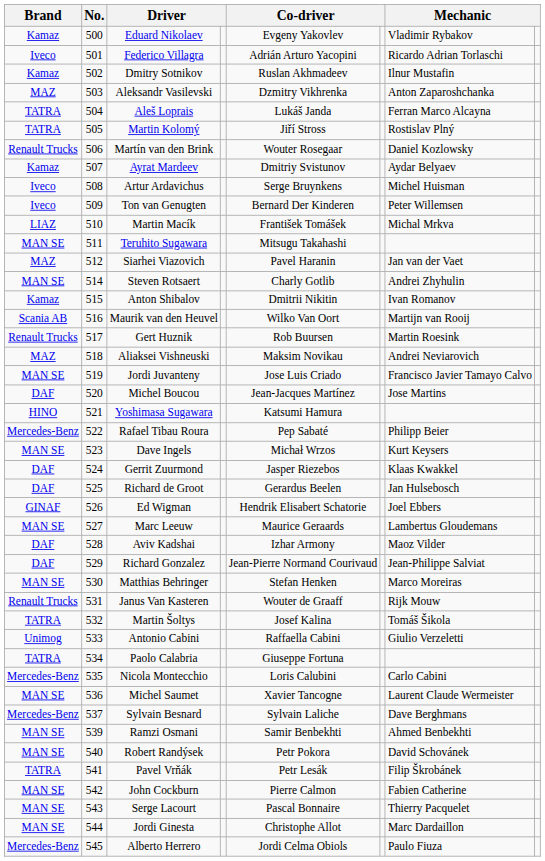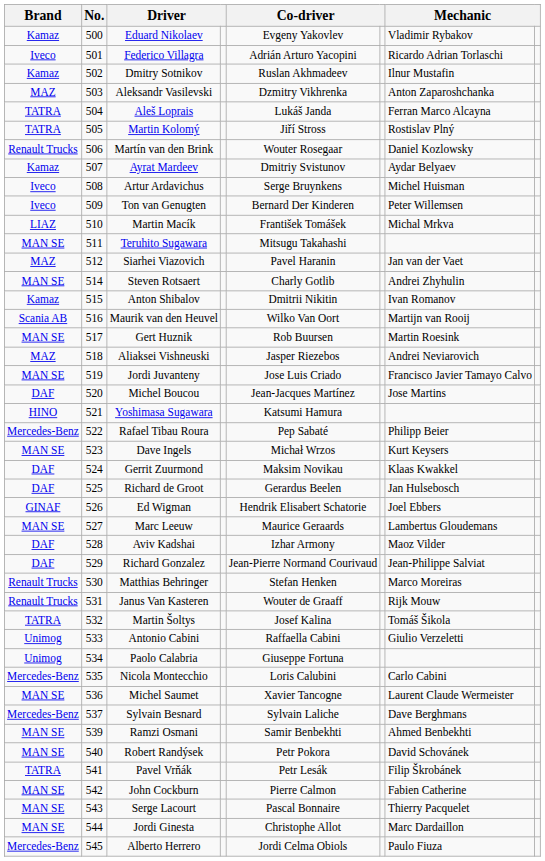(43, 337) Renault Trucks -> (43, 337) MAN SE
(303, 356) Maksim Novikau -> (303, 356) Jasper Riezebos
(303, 469) Jasper Riezebos -> (303, 469) Maksim Novikau
(43, 582) MAN SE -> (43, 582) Renault Trucks
(43, 657) TATRA -> (43, 657) Unimog
